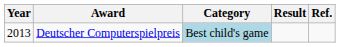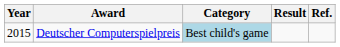(19, 32) 2013 -> (19, 32) 2015
